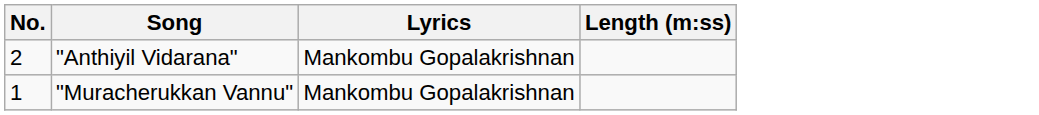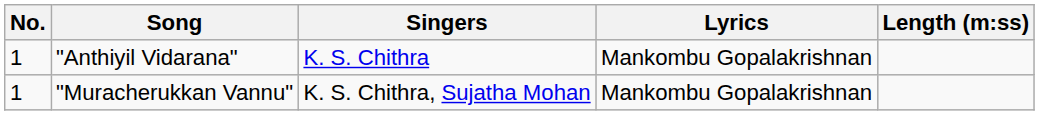+ column: (447, 22)
(16, 58) 2 -> (16, 58) 1
